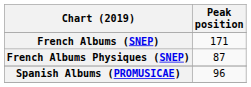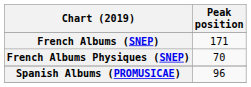(219, 57) 87 -> (219, 57) 70
